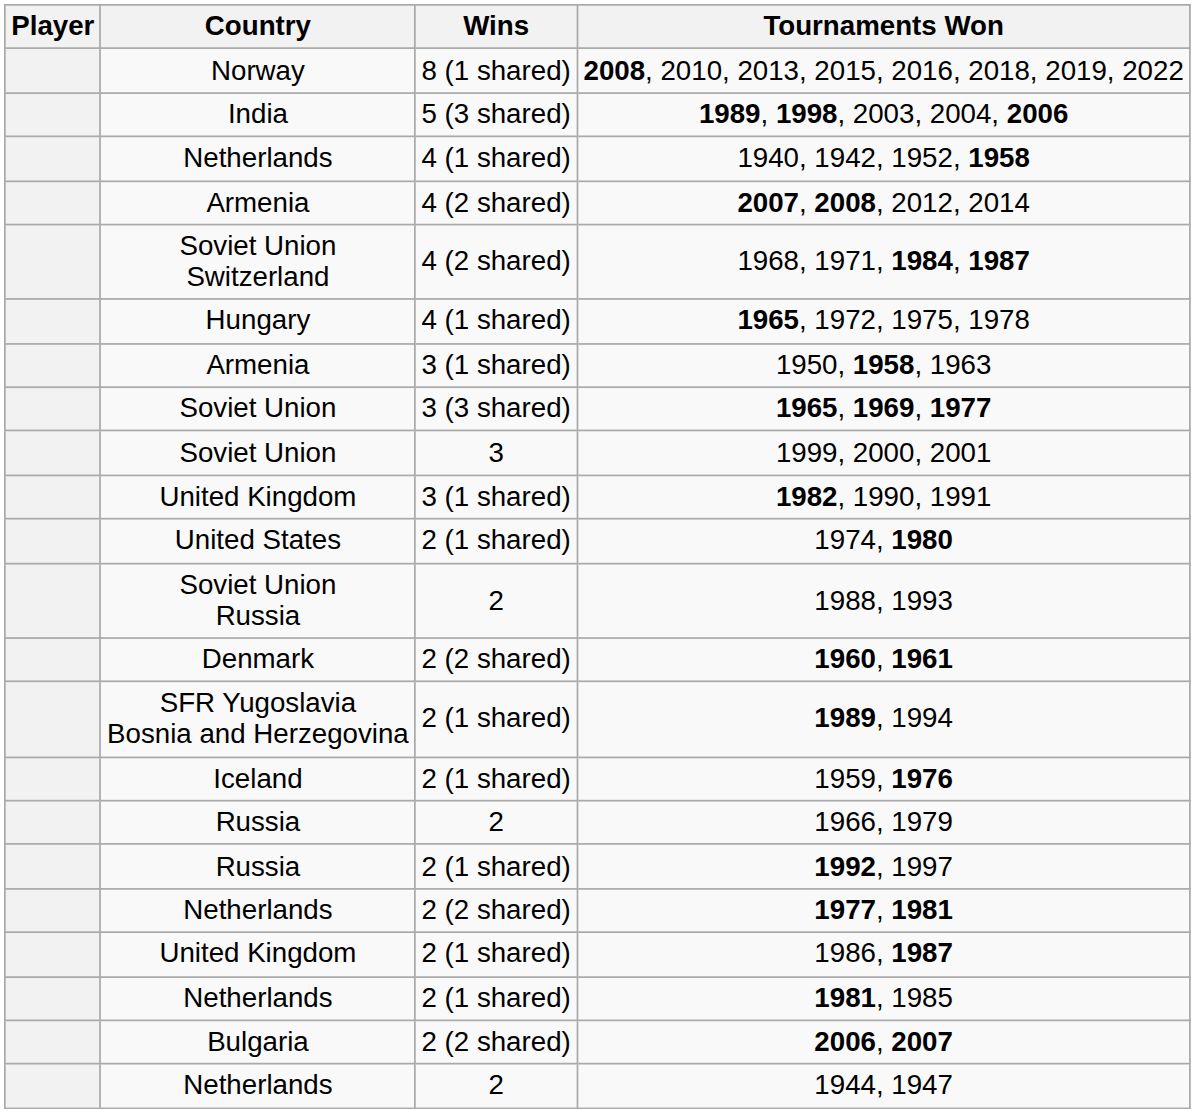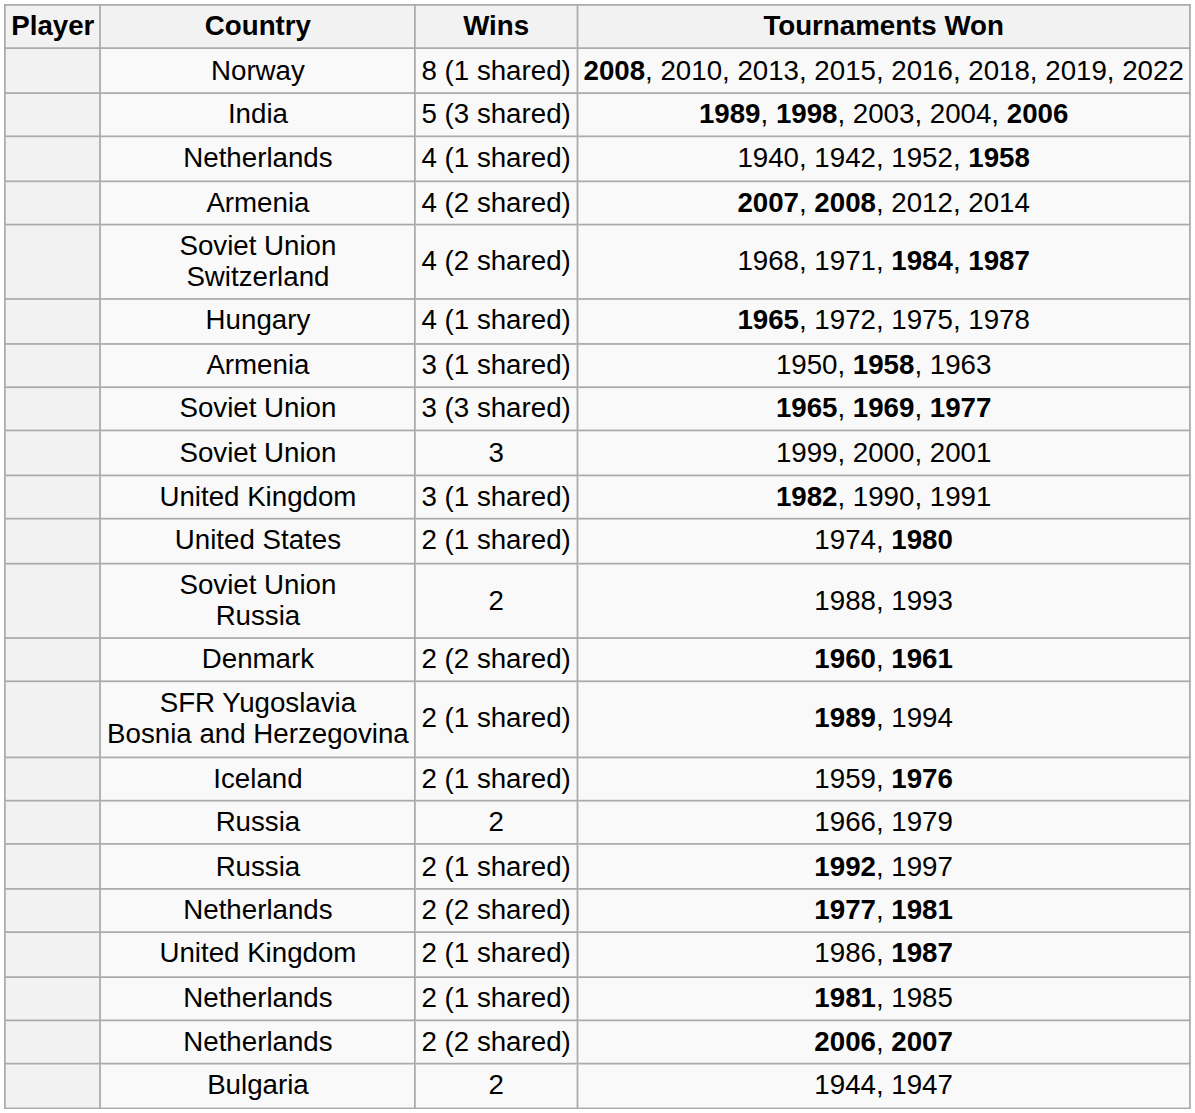(258, 1041) Bulgaria -> (258, 1041) Netherlands
(258, 1085) Netherlands -> (258, 1085) Bulgaria
